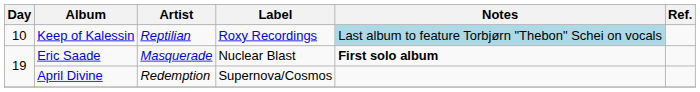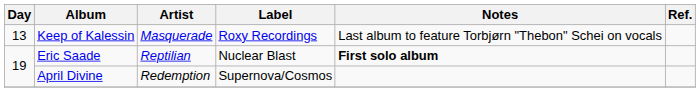(19, 35) 10 -> (19, 35) 13
(166, 35) Reptilian -> (176, 35) Masquerade
(500, 35) lightblue background -> (500, 35) no background
(176, 55) Masquerade -> (166, 55) Reptilian
